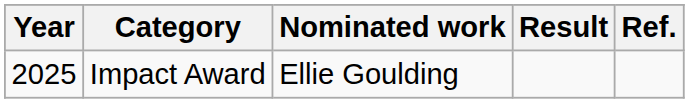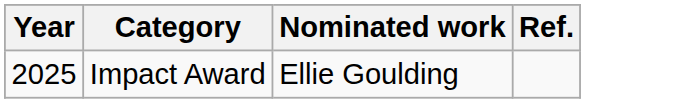- column: (564, 27)
